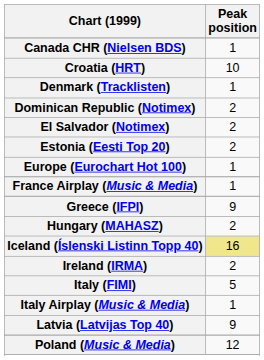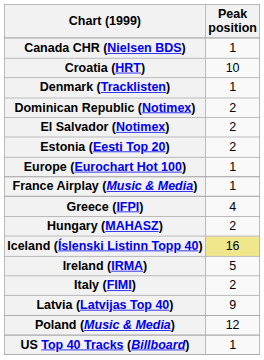(233, 206) 9 -> (233, 206) 4
(233, 265) 2 -> (233, 265) 5
(233, 285) 5 -> (233, 285) 2
- row: (105, 305)
+ row: (105, 345)
